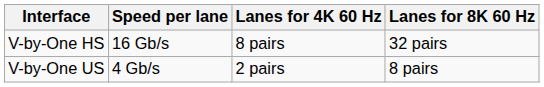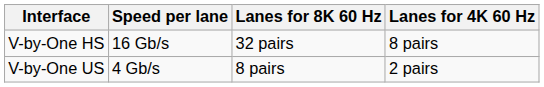columns swapped: (309, 17) <-> (462, 17)
